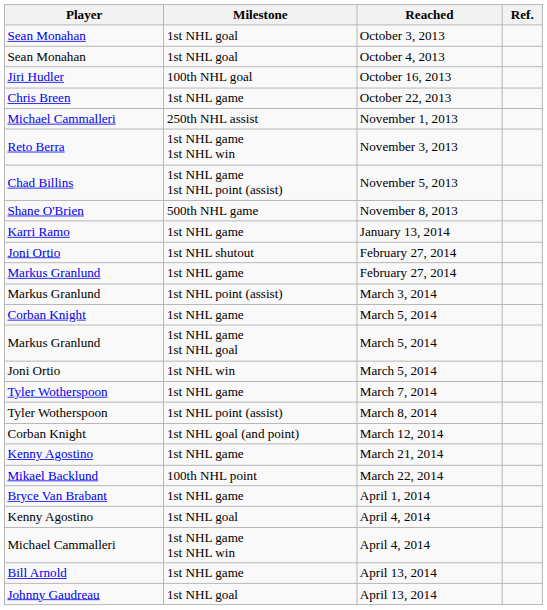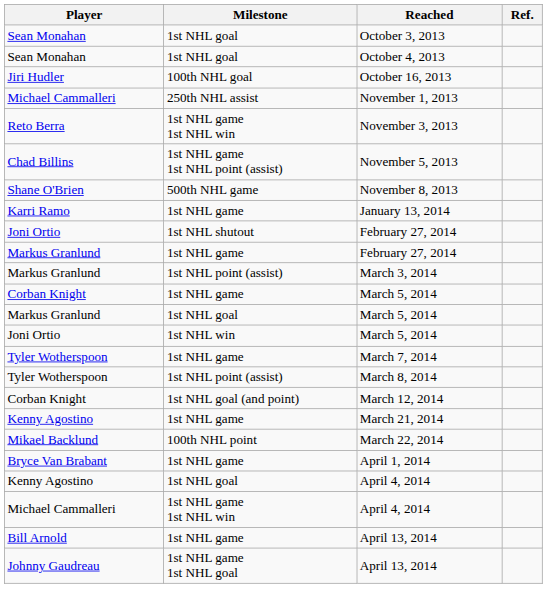- row: (39, 98)
(205, 343) 1st NHL game 1st NHL goal -> (202, 314) 1st NHL goal
(202, 594) 1st NHL goal -> (205, 565) 1st NHL game 1st NHL goal
